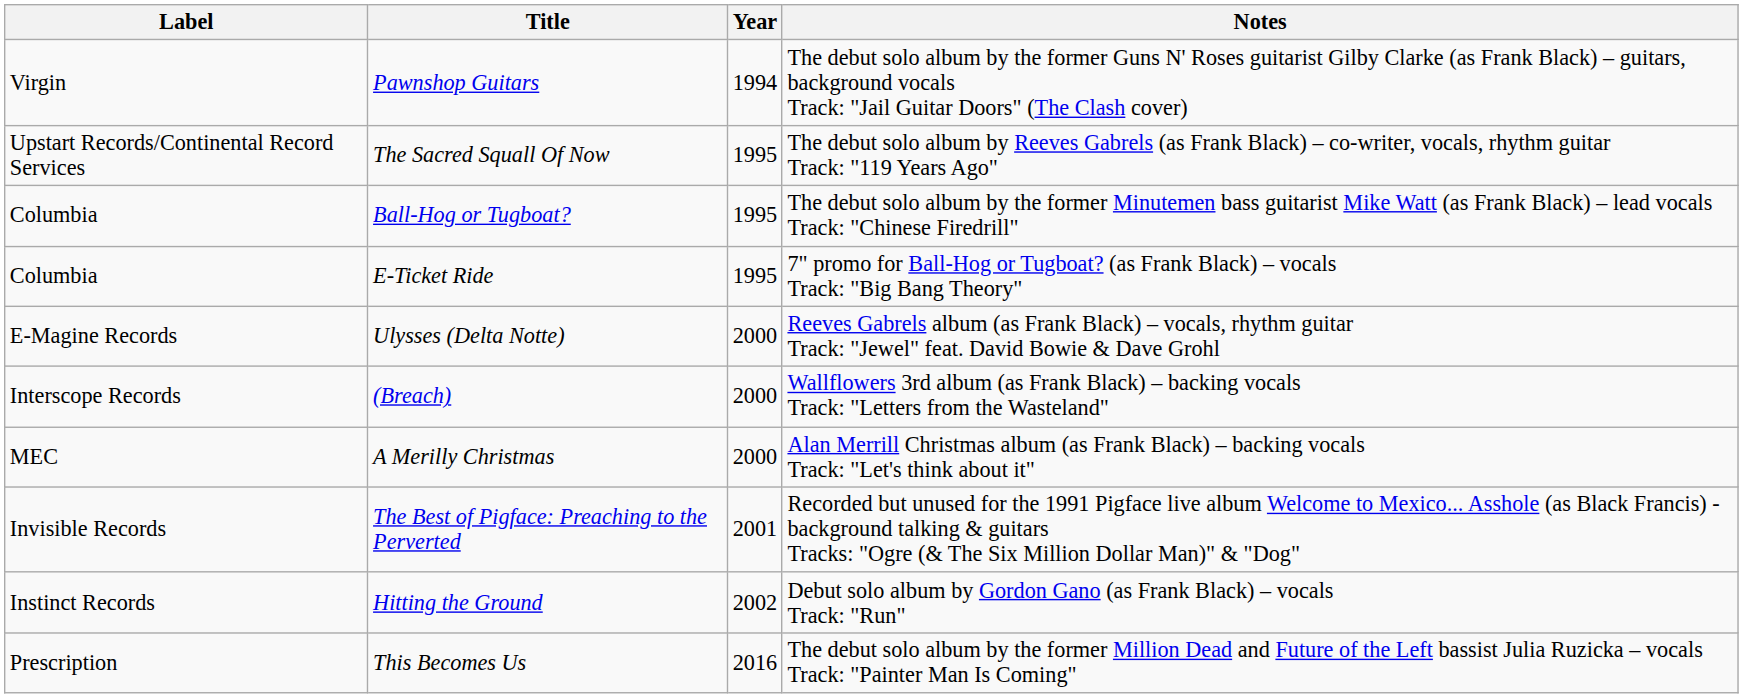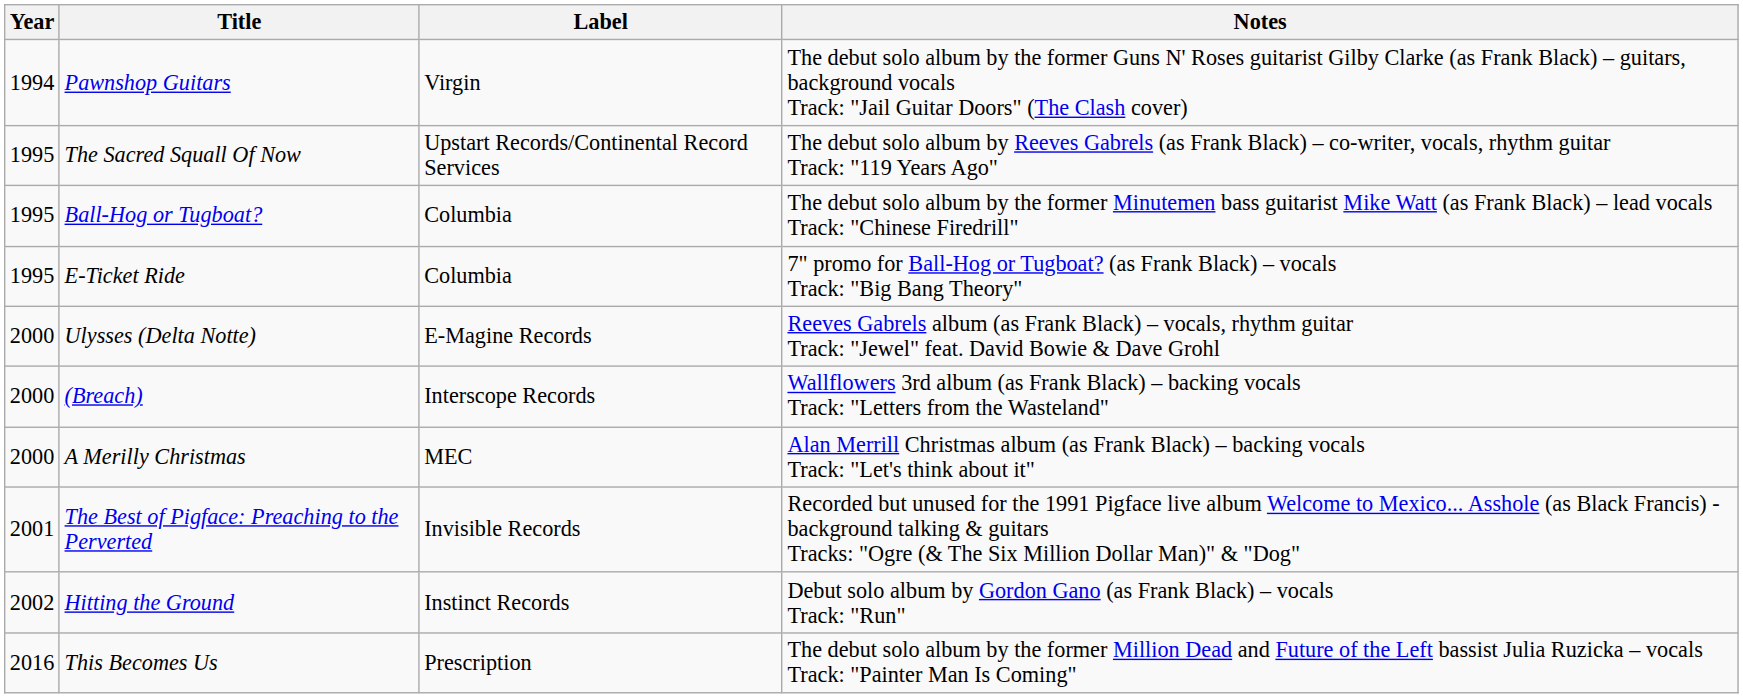columns swapped: (755, 22) <-> (186, 22)
